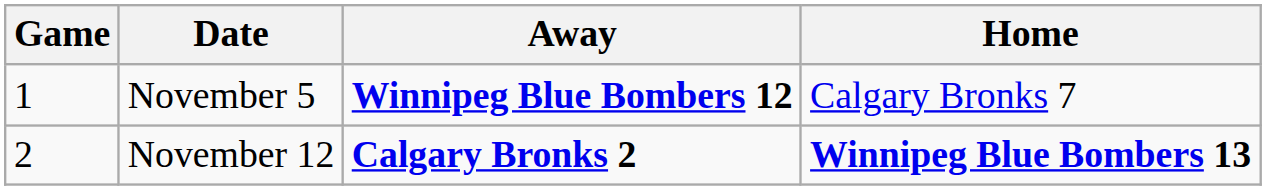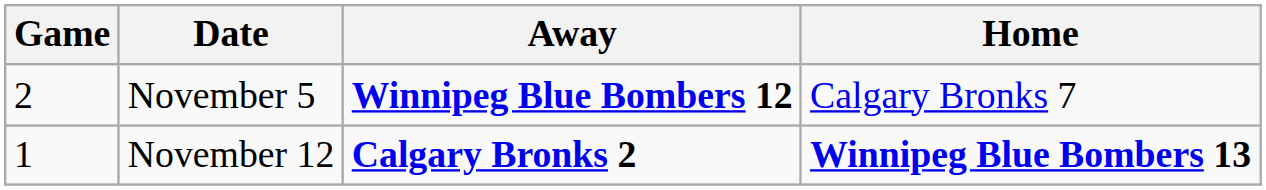(23, 94) 1 -> (23, 94) 2
(23, 154) 2 -> (23, 154) 1
